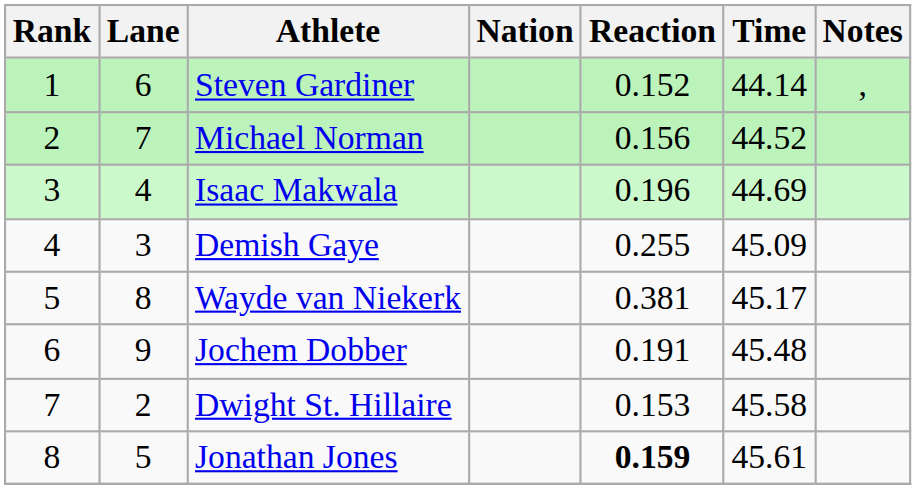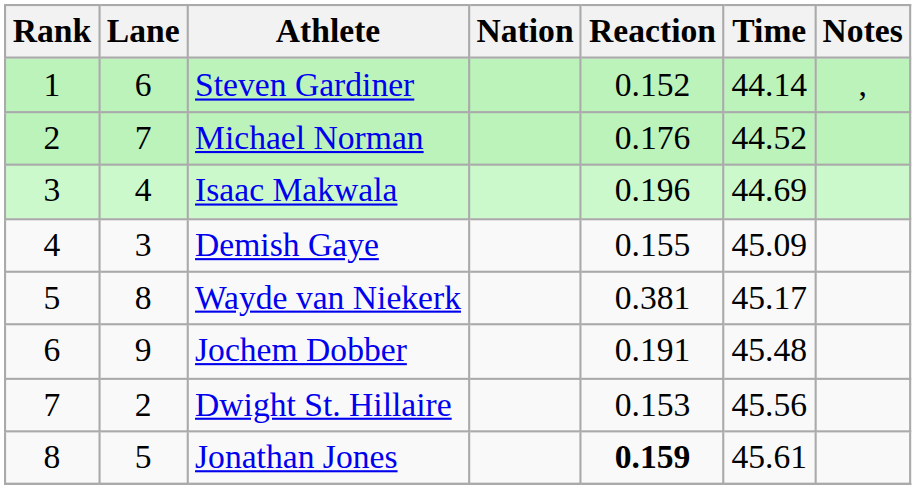(653, 137) 0.156 -> (653, 137) 0.176
(653, 244) 0.255 -> (653, 244) 0.155
(769, 404) 45.58 -> (769, 404) 45.56
